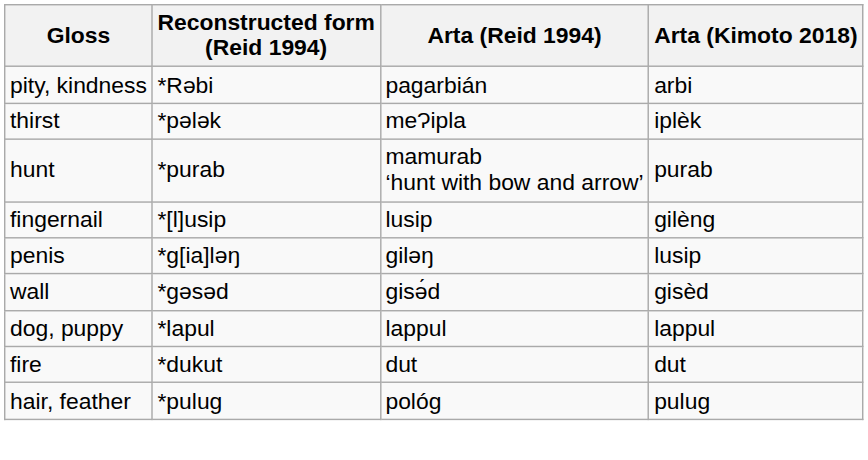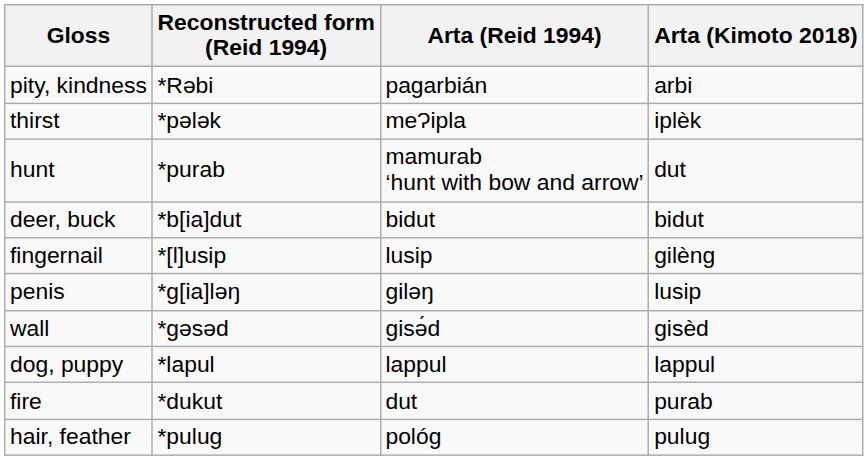(683, 170) purab -> (670, 170) dut
+ row: (63, 219)
(670, 364) dut -> (683, 400) purab
